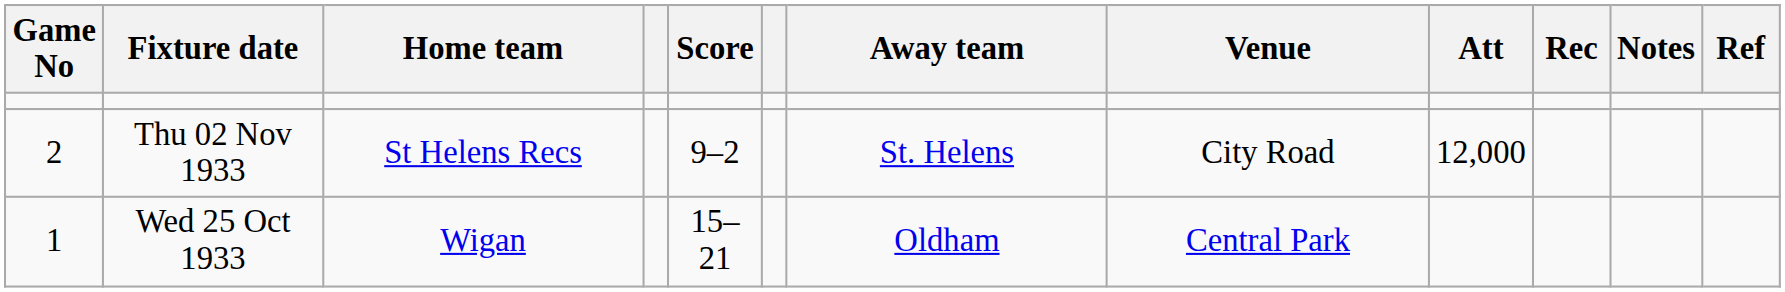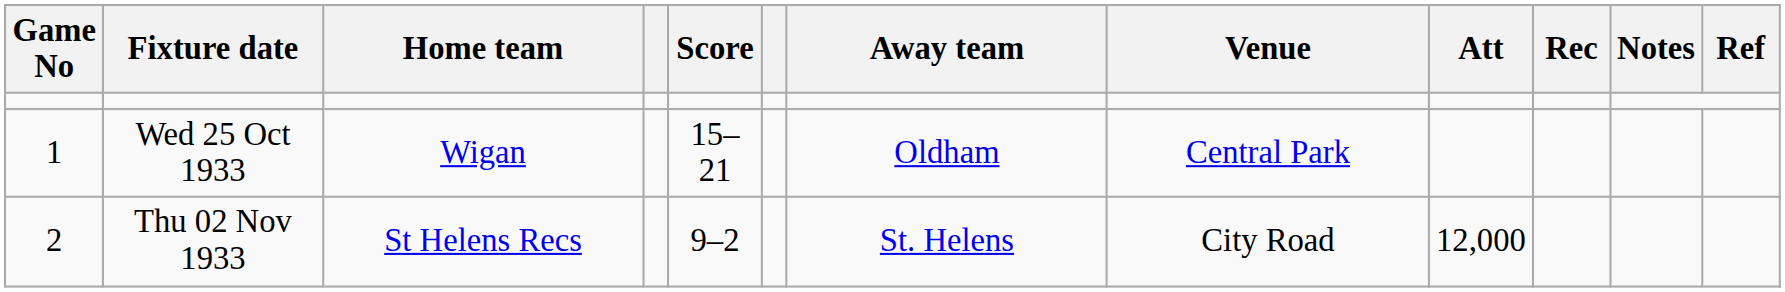rows swapped: (213, 240) <-> (213, 152)
